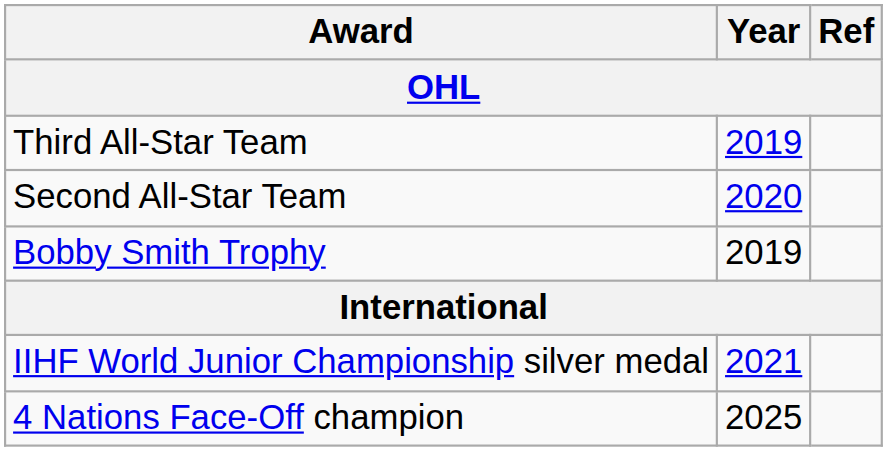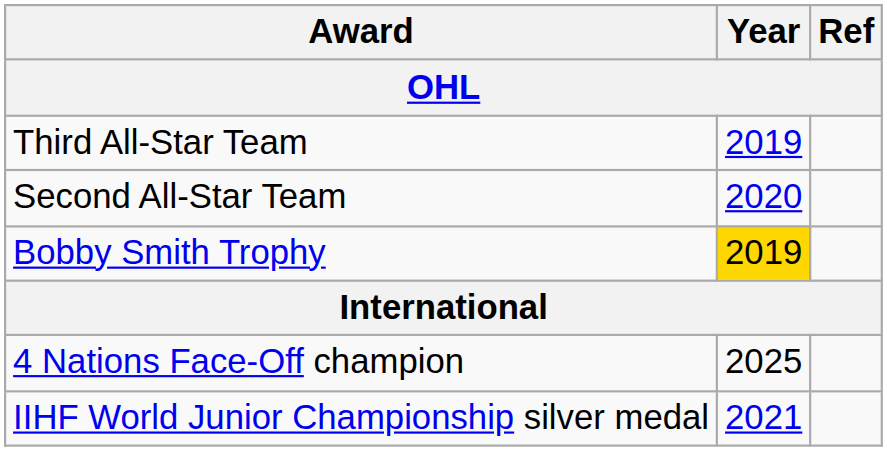(764, 252) no background -> (764, 252) gold background
rows swapped: (361, 362) <-> (239, 417)
